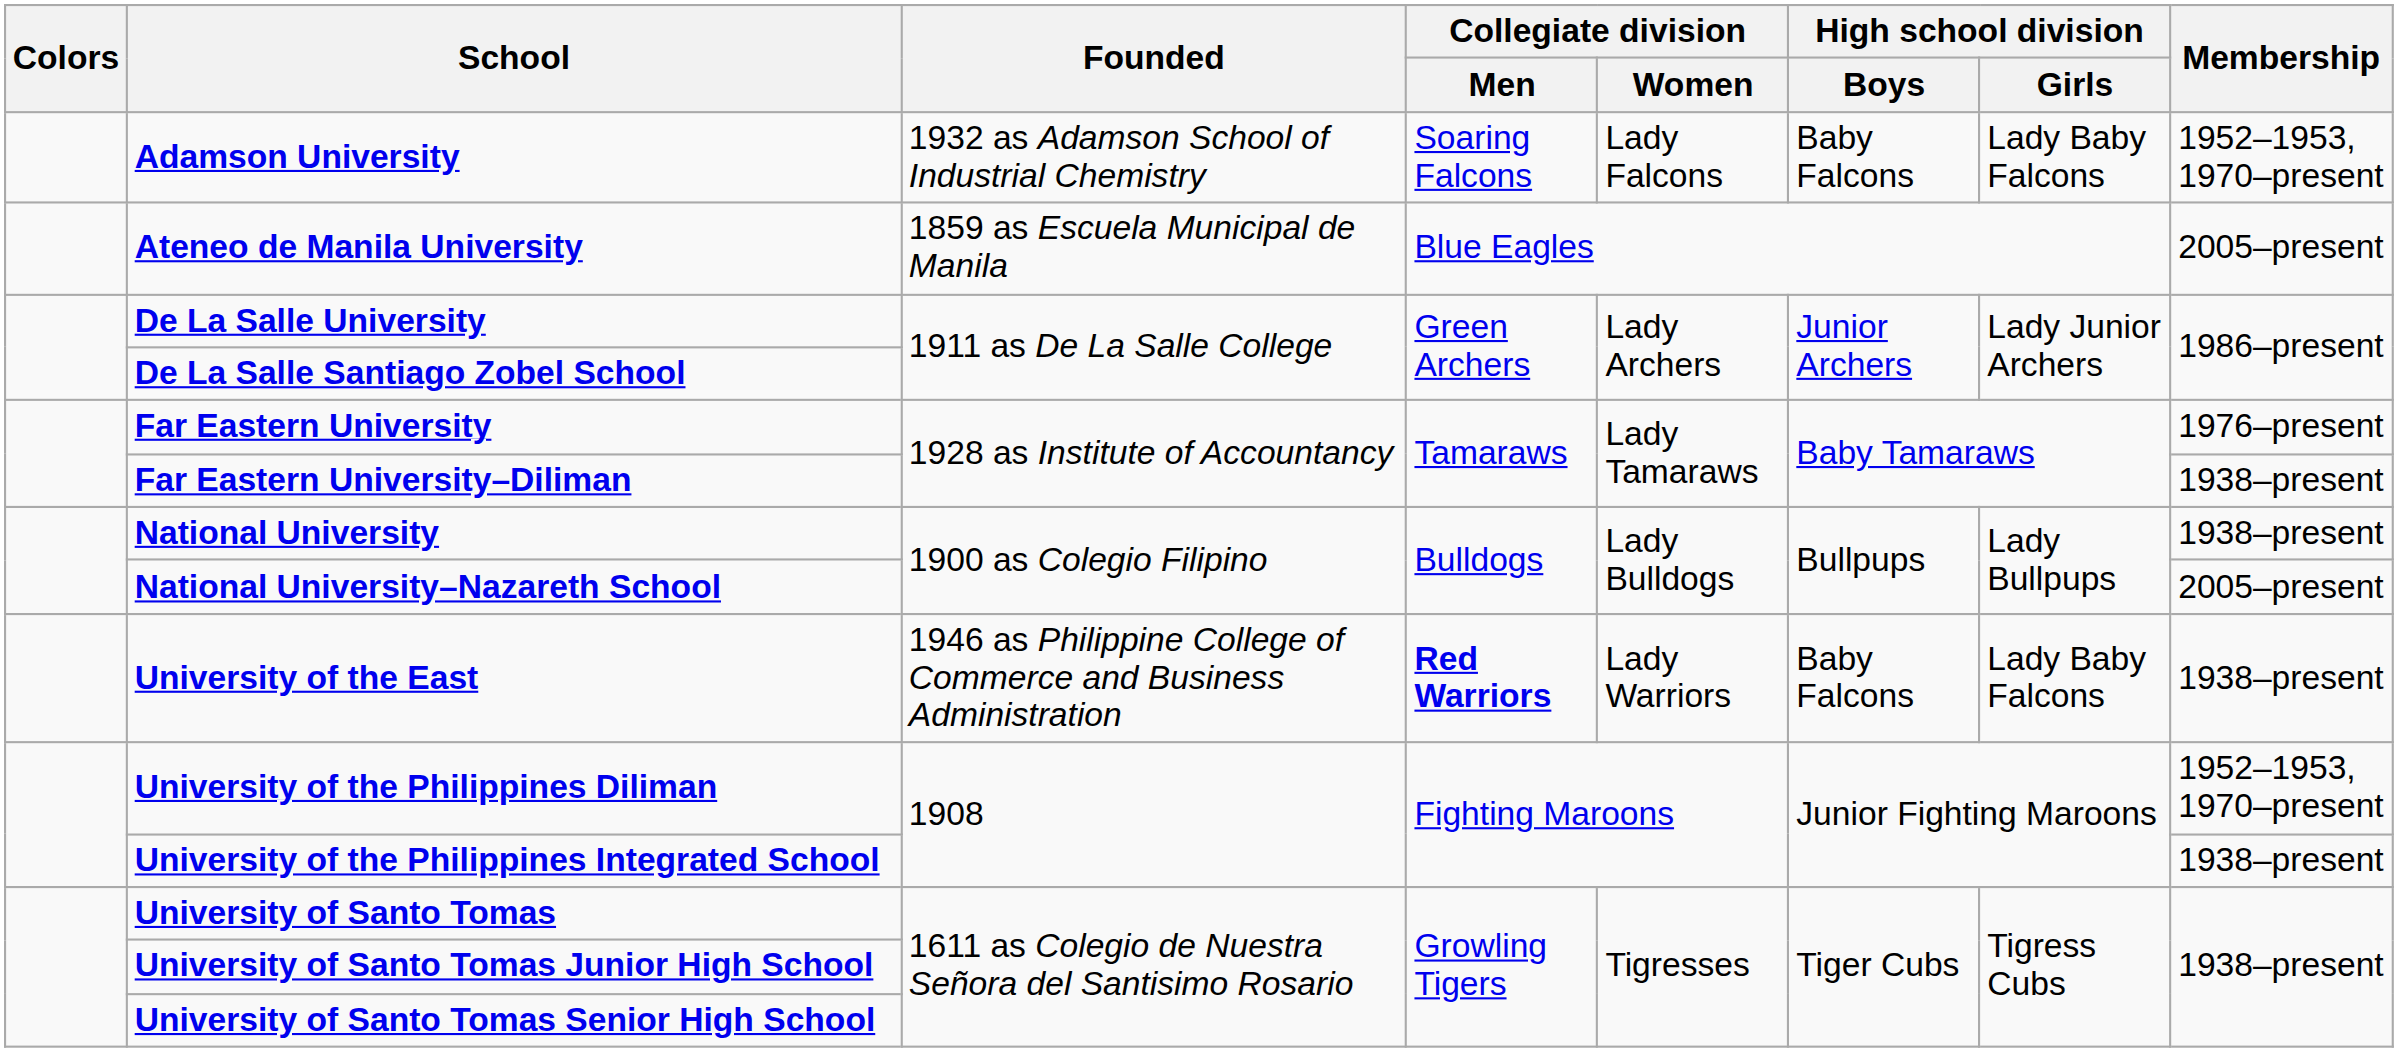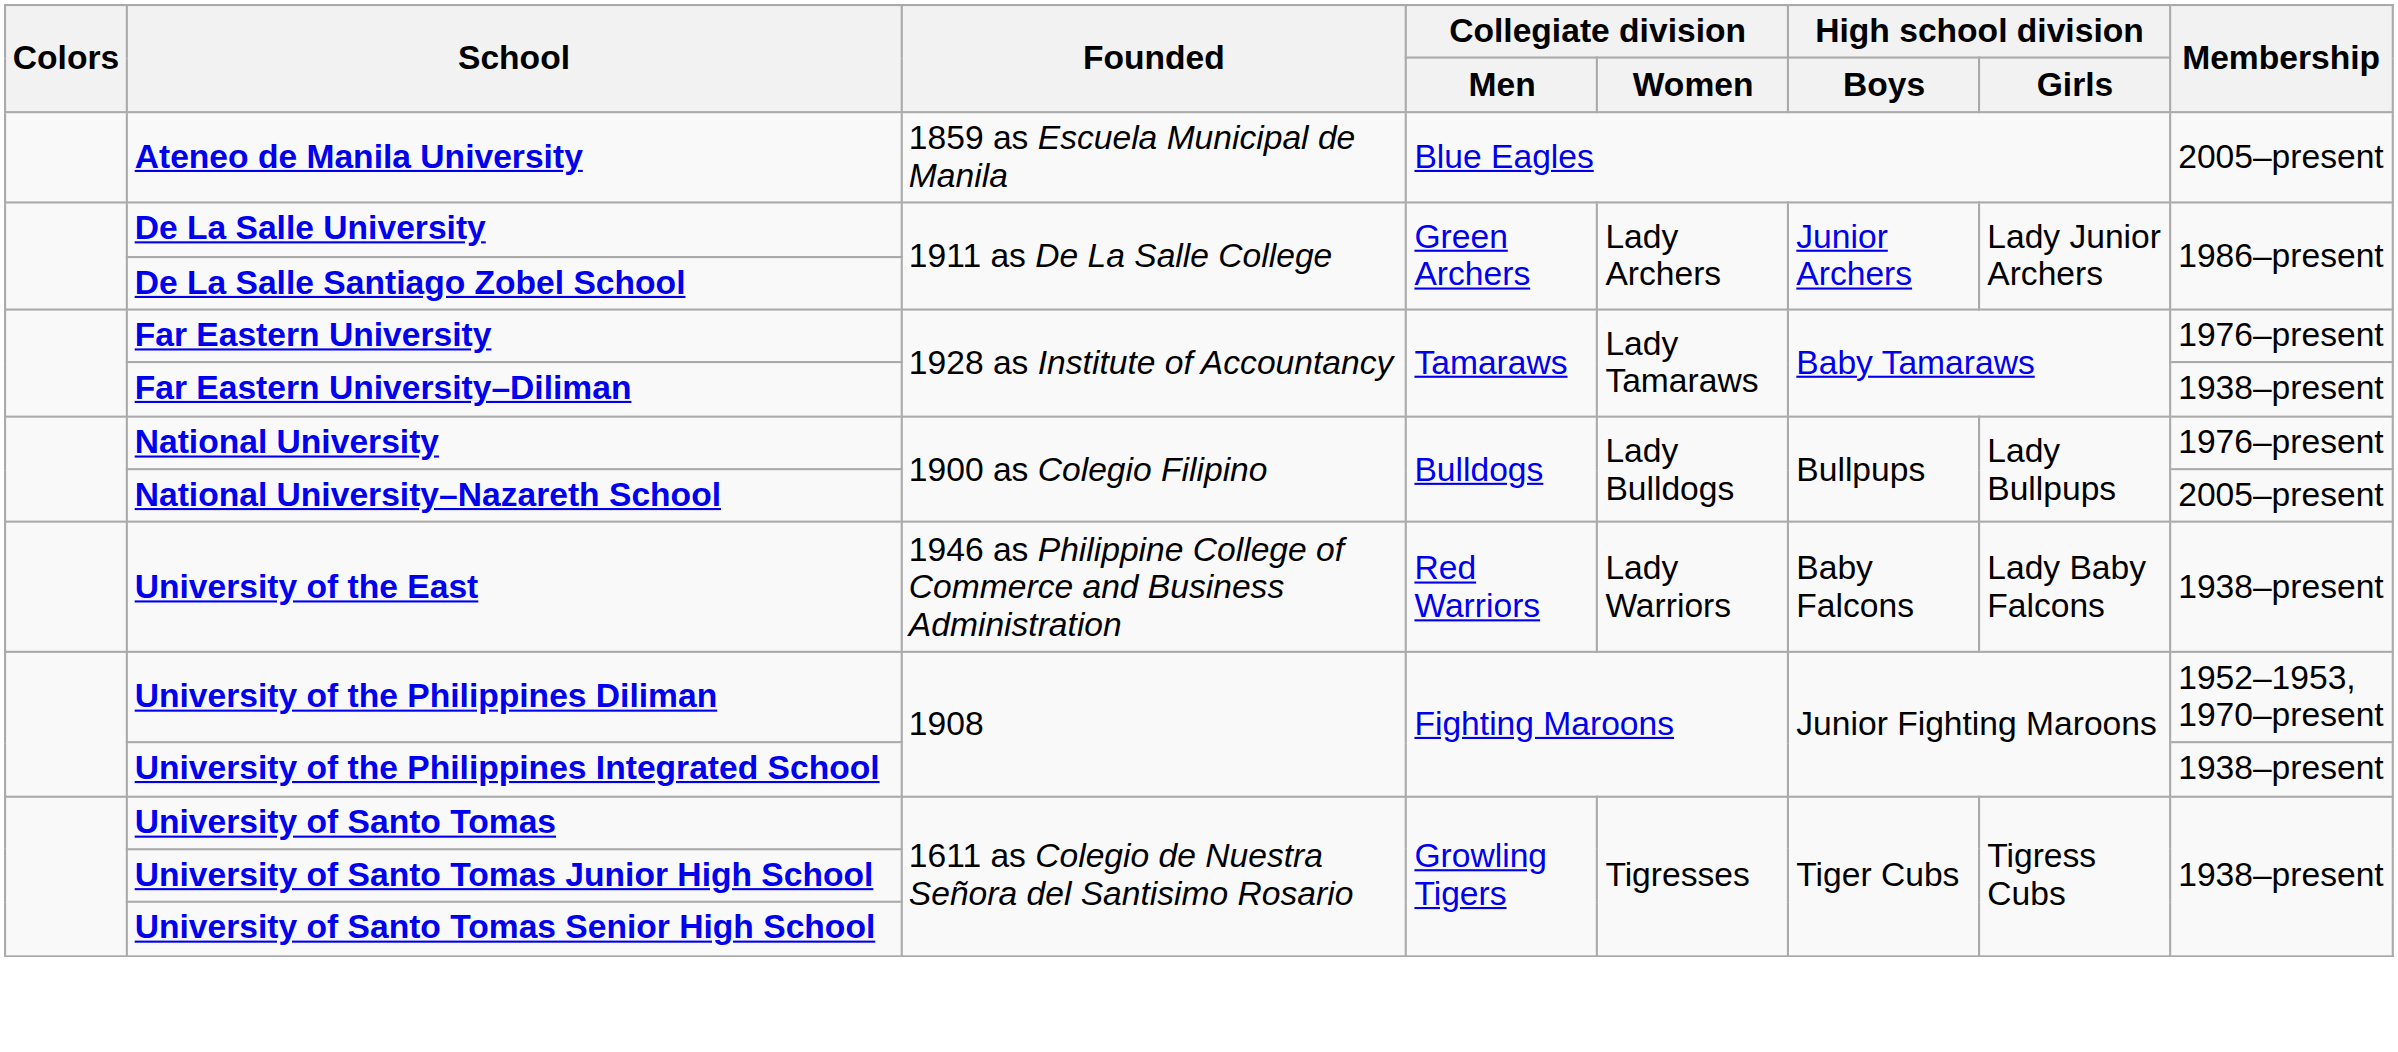- row: (297, 156)
(2281, 533) 1938–present -> (2281, 441) 1976–present
(1483, 677) bold -> (1477, 586) normal
